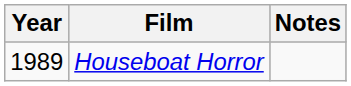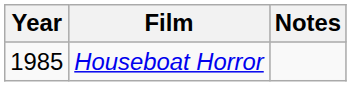(37, 61) 1989 -> (37, 61) 1985
